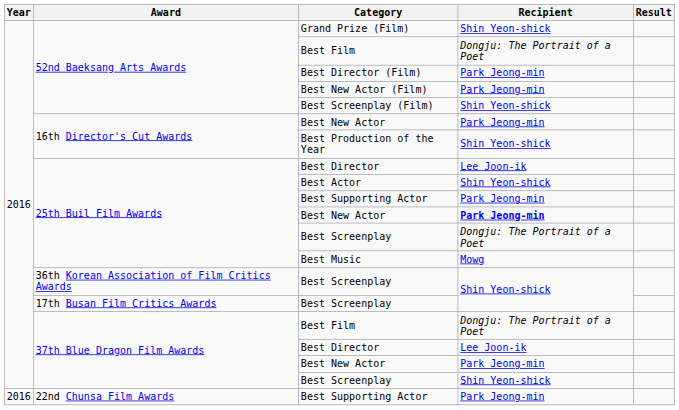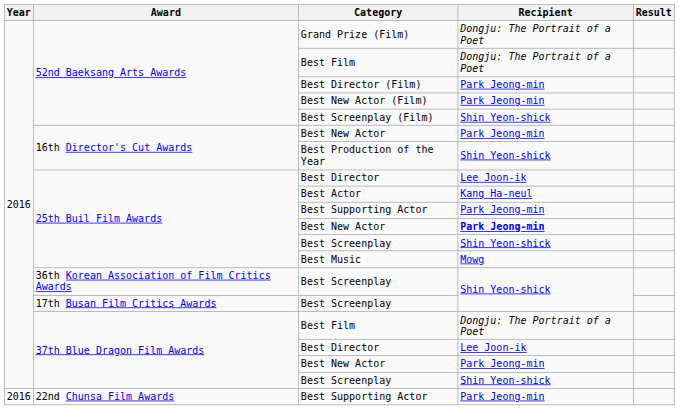(505, 29) Shin Yeon-shick -> (536, 35) Dongju: The Portrait of a Poet
(505, 182) Shin Yeon-shick -> (496, 194) Kang Ha-neul
(536, 237) Dongju: The Portrait of a Poet -> (505, 243) Shin Yeon-shick
